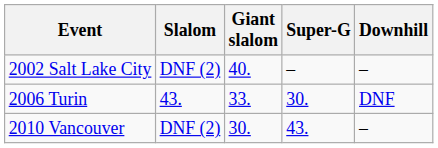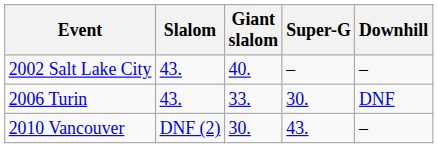(190, 69) DNF (2) -> (171, 69) 43.
